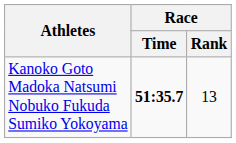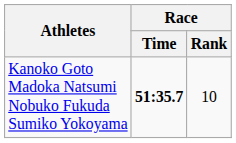(209, 97) 13 -> (209, 97) 10
